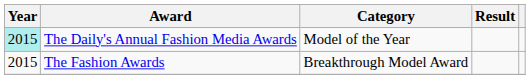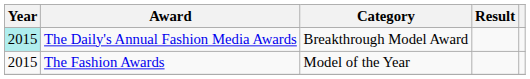(357, 39) Model of the Year -> (386, 39) Breakthrough Model Award
(386, 62) Breakthrough Model Award -> (357, 62) Model of the Year
